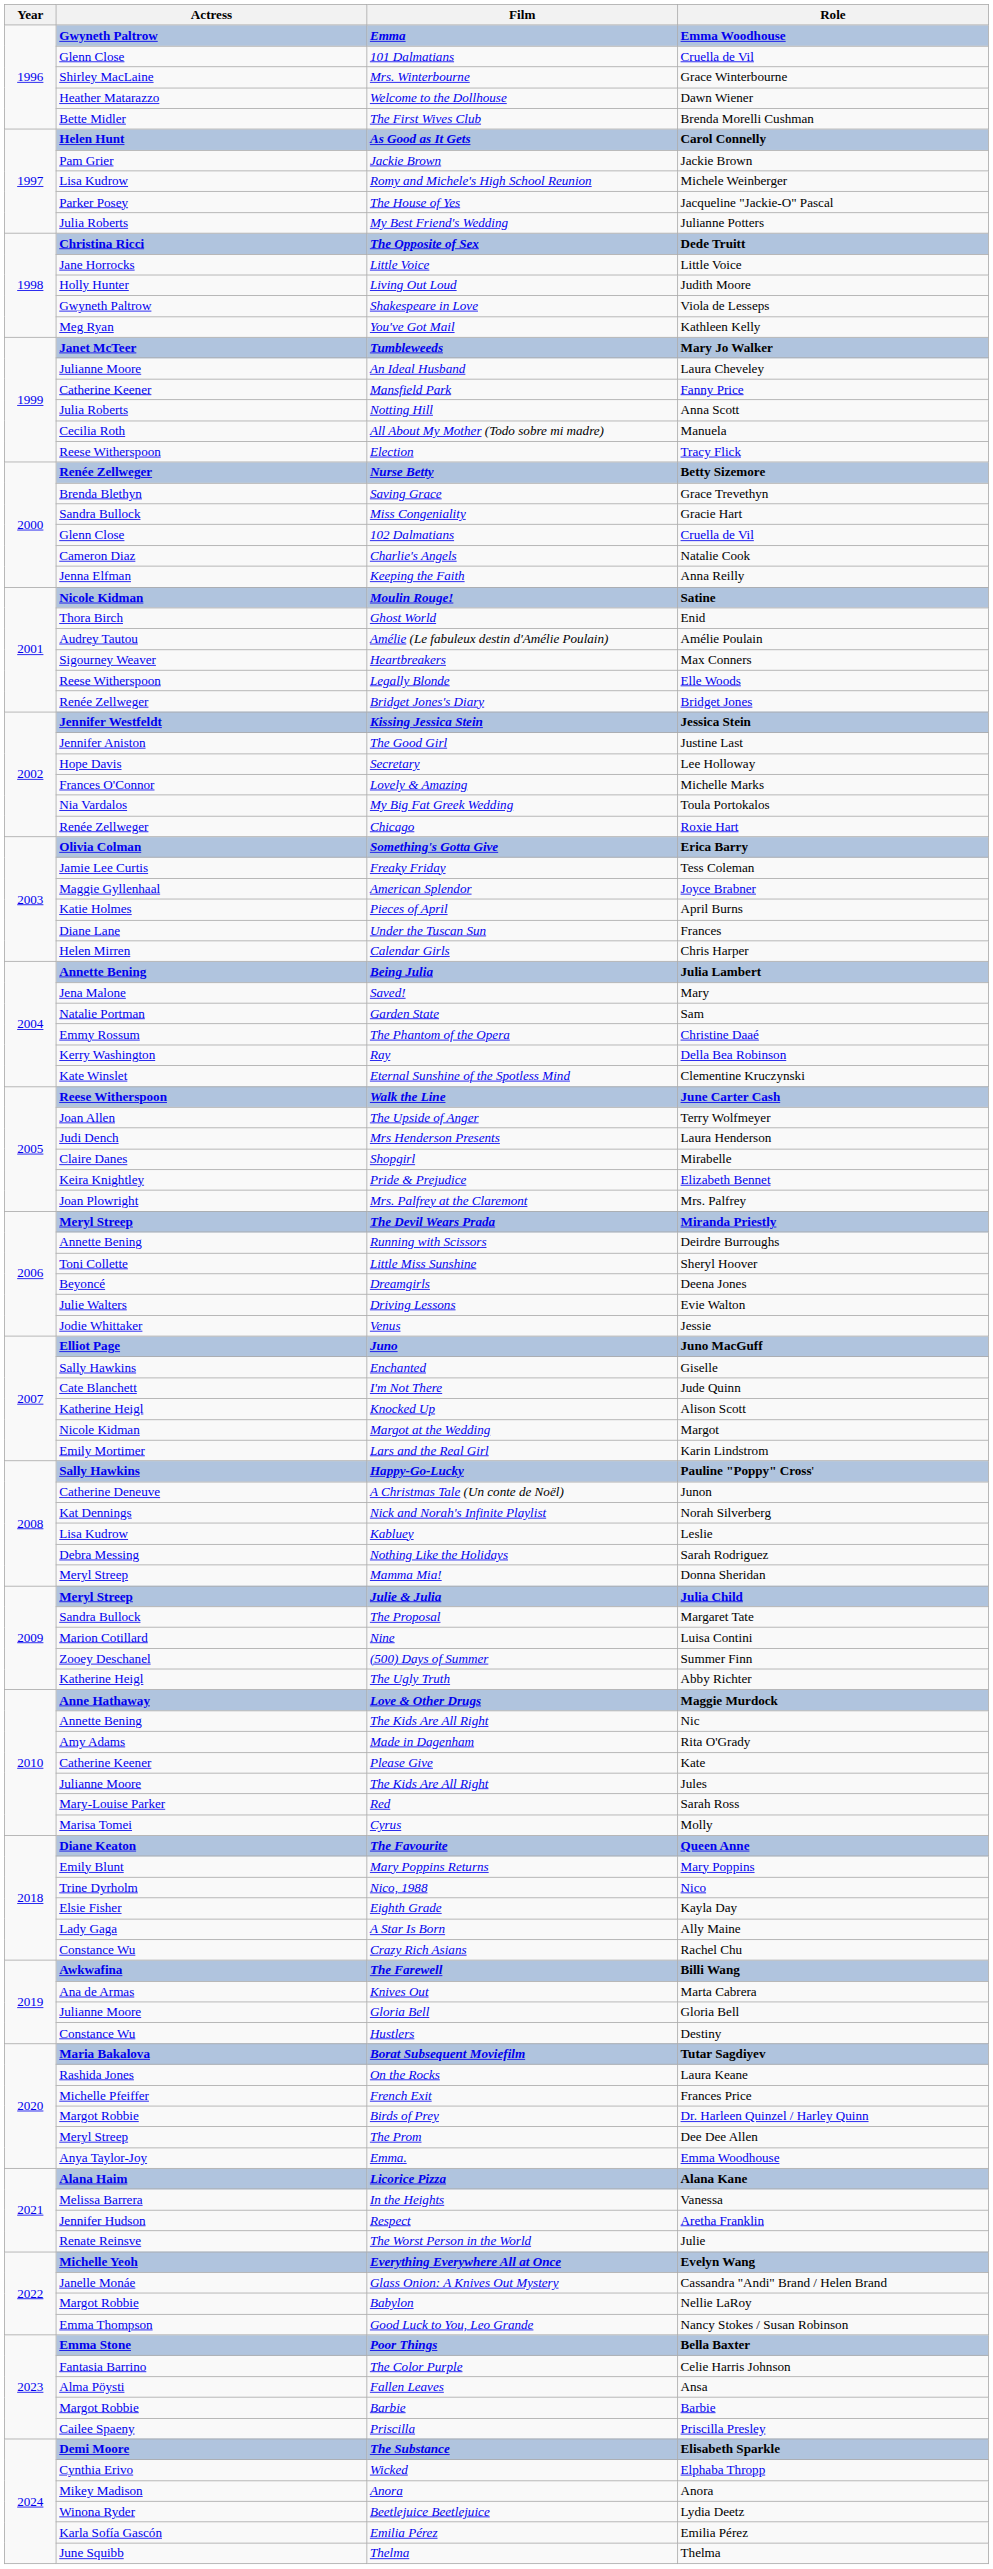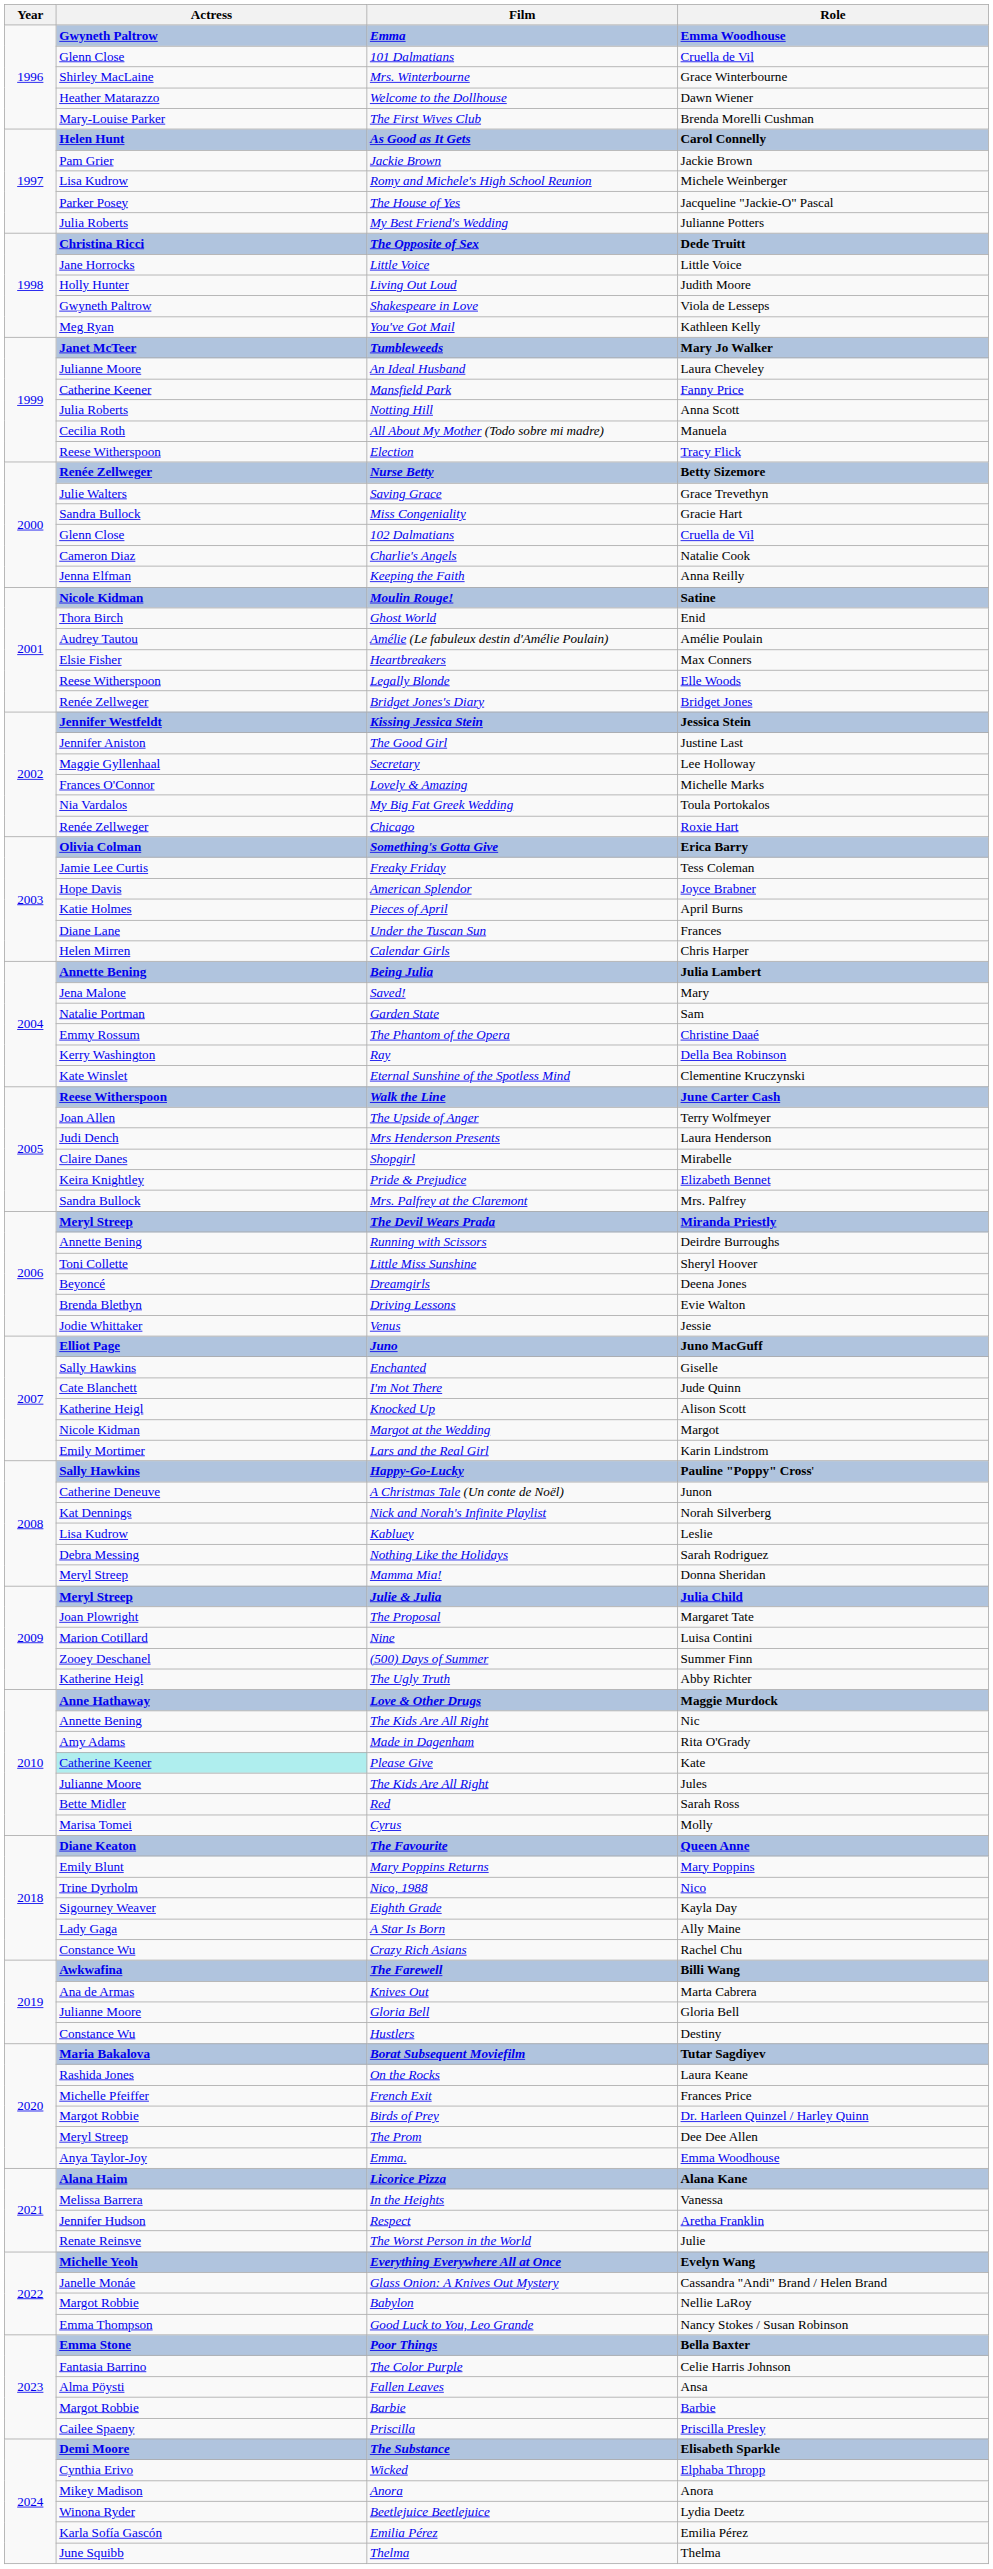(93, 118) Bette Midler -> (112, 118) Mary-Louise Parker
(101, 493) Brenda Blethyn -> (93, 493) Julie Walters
(108, 659) Sigourney Weaver -> (90, 659) Elsie Fisher
(90, 763) Hope Davis -> (110, 763) Maggie Gyllenhaal
(110, 888) Maggie Gyllenhaal -> (90, 888) Hope Davis
(99, 1200) Joan Plowright -> (100, 1200) Sandra Bullock
(93, 1304) Julie Walters -> (101, 1304) Brenda Blethyn
(100, 1617) Sandra Bullock -> (99, 1617) Joan Plowright
(105, 1762) no background -> (105, 1762) paleturquoise background
(112, 1804) Mary-Louise Parker -> (93, 1804) Bette Midler
(90, 1908) Elsie Fisher -> (108, 1908) Sigourney Weaver
